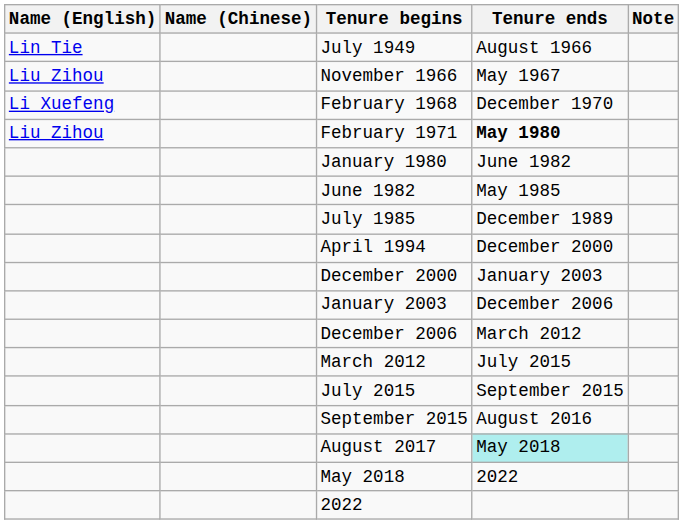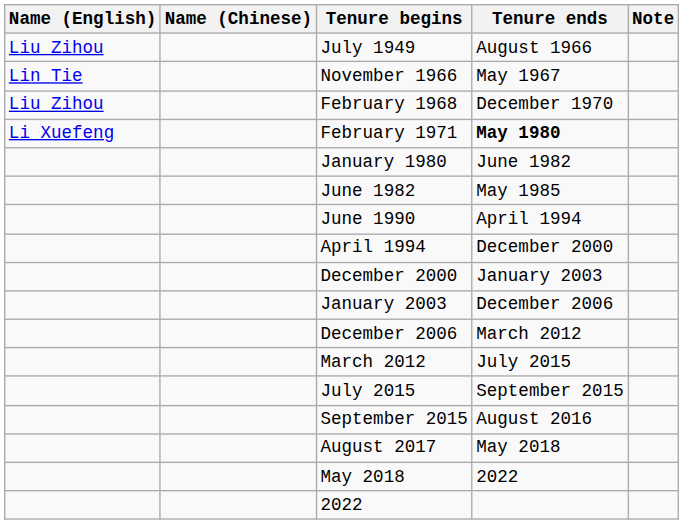(46, 48) Lin Tie -> (56, 48) Liu Zihou
(56, 76) Liu Zihou -> (46, 76) Lin Tie
(62, 105) Li Xuefeng -> (56, 105) Liu Zihou
(56, 133) Liu Zihou -> (62, 133) Li Xuefeng
- row: (368, 219)
+ row: (368, 219)
(518, 448) paleturquoise background -> (518, 448) no background
